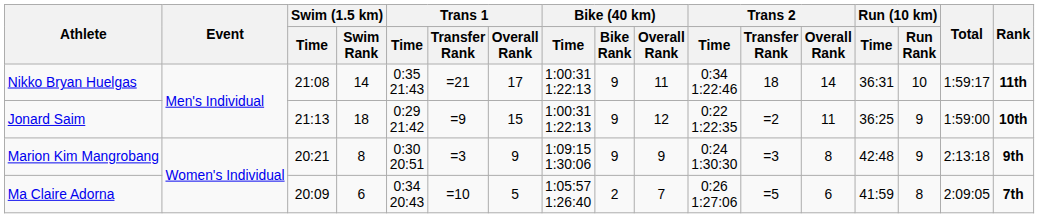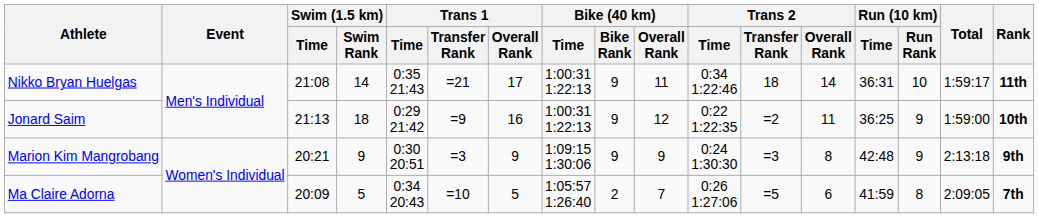(515, 120) 15 -> (515, 120) 16
(361, 157) 8 -> (361, 157) 9
(361, 194) 6 -> (361, 194) 5
